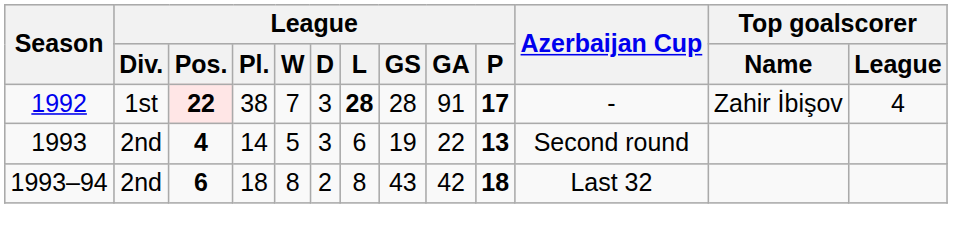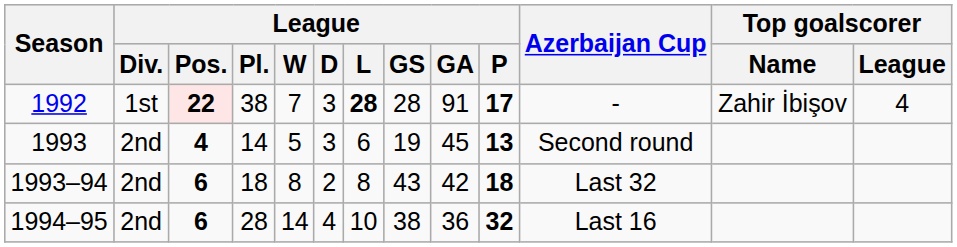(451, 143) 22 -> (455, 143) 45
+ row: (59, 222)
